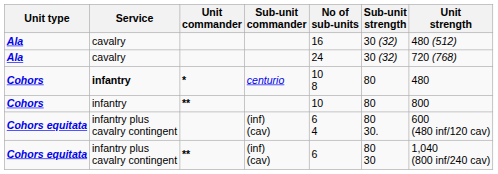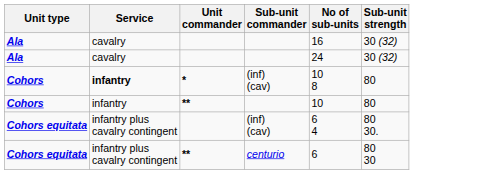- column: (451, 18)
(266, 80) centurio -> (258, 80) (inf) (cav)
(258, 154) (inf) (cav) -> (266, 154) centurio
